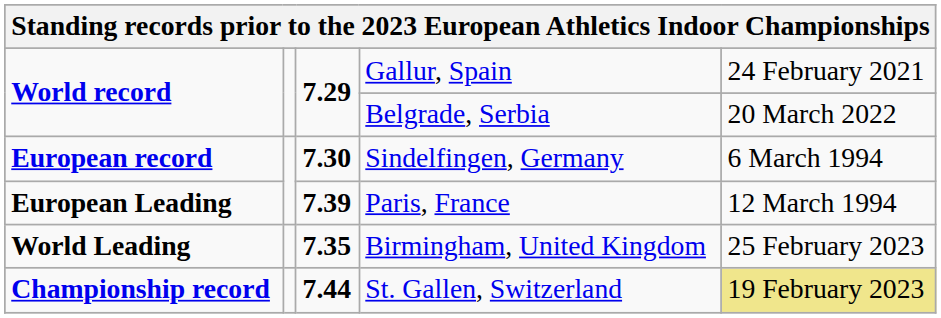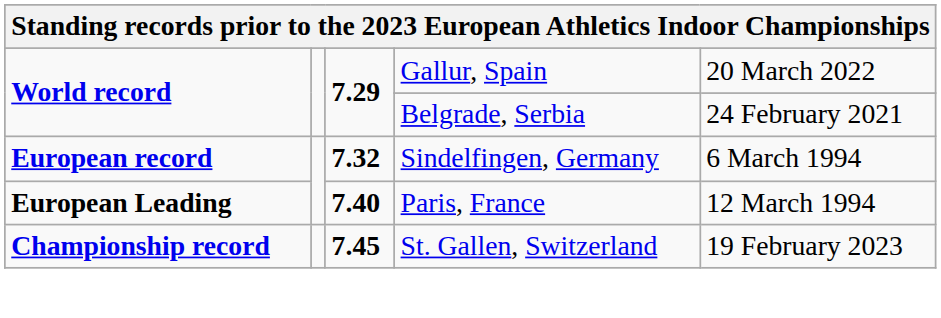(826, 70) 24 February 2021 -> (791, 70) 20 March 2022
(812, 114) 20 March 2022 -> (805, 114) 24 February 2021
(327, 158) 7.30 -> (356, 158) 7.32
(327, 202) 7.39 -> (356, 202) 7.40
- row: (536, 245)
(327, 289) 7.44 -> (356, 245) 7.45
(826, 289) khaki background -> (805, 245) no background
